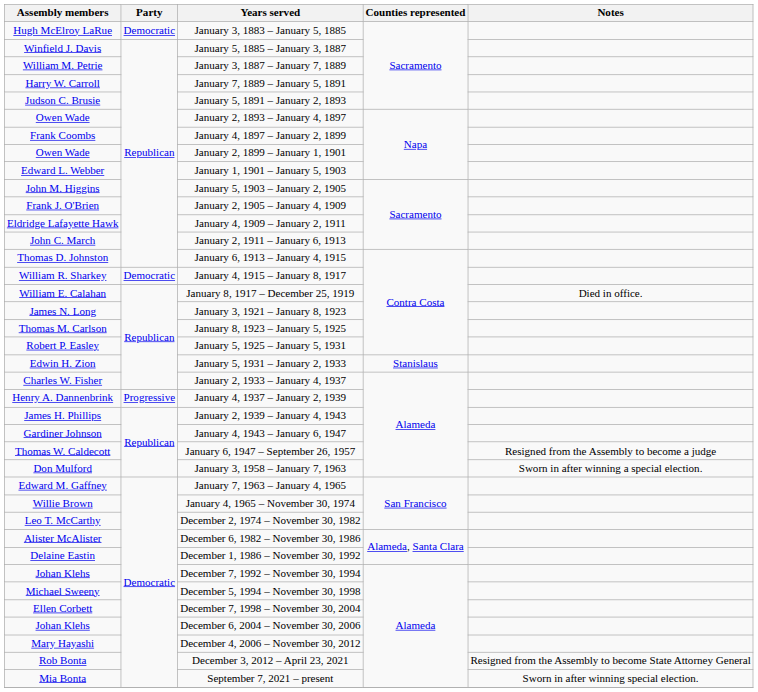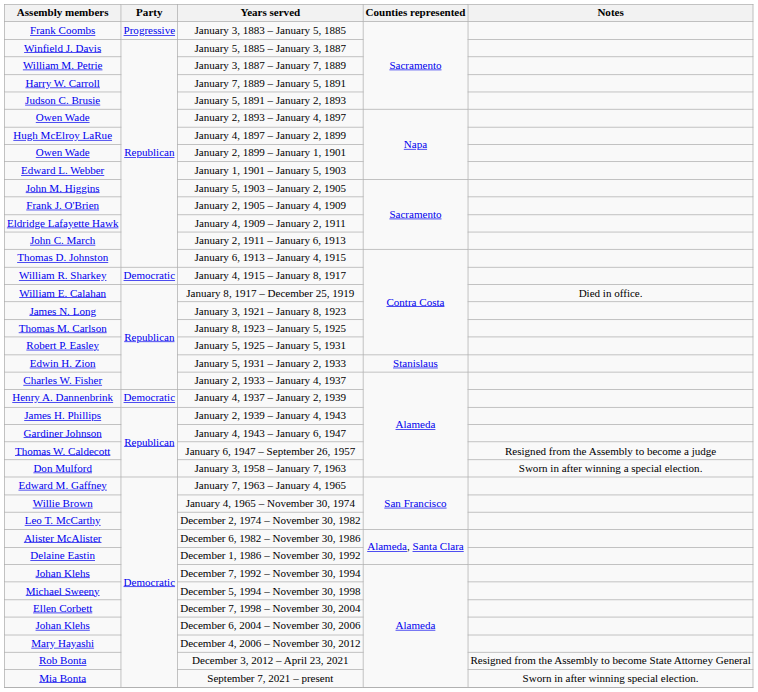(63, 30) Hugh McElroy LaRue -> (63, 30) Frank Coombs
(149, 30) Democratic -> (149, 30) Progressive
(63, 135) Frank Coombs -> (63, 135) Hugh McElroy LaRue
(149, 398) Progressive -> (149, 398) Democratic
